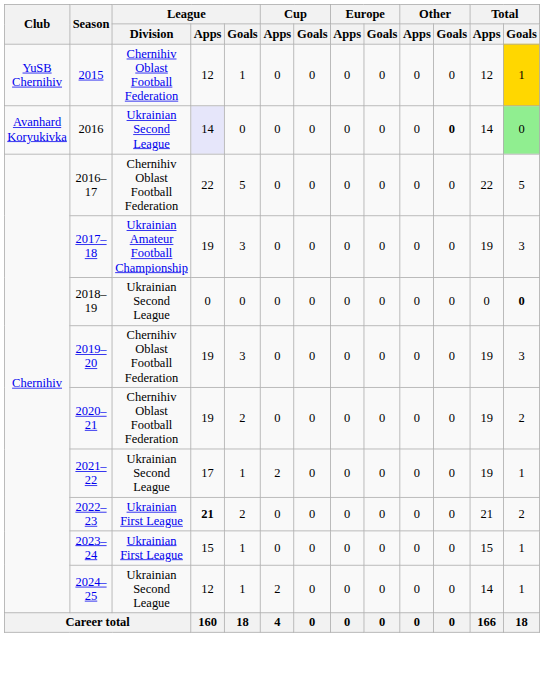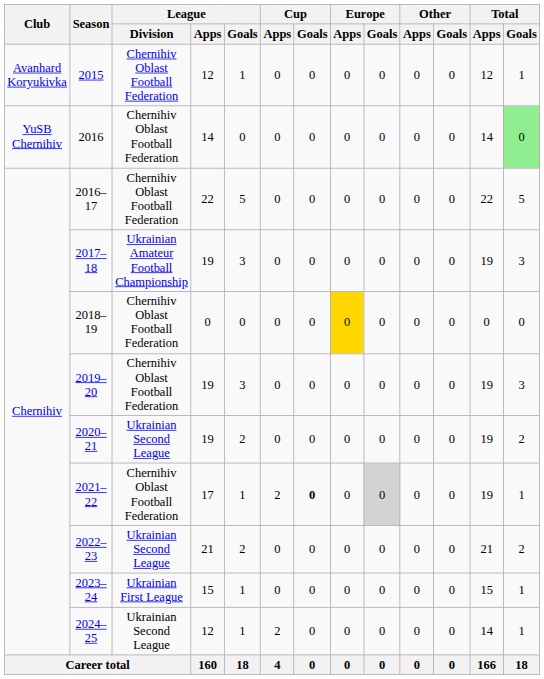(37, 75) YuSB Chernihiv -> (37, 75) Avanhard Koryukivka
(522, 75) gold background -> (522, 75) no background
(37, 129) Avanhard Koryukivka -> (37, 136) YuSB Chernihiv
(152, 129) Ukrainian Second League -> (152, 136) Chernihiv Oblast Football Federation
(208, 129) lavender background -> (208, 136) no background
(452, 129) bold -> (452, 136) normal
(152, 301) Ukrainian Second League -> (152, 322) Chernihiv Oblast Football Federation
(347, 301) no background -> (347, 322) gold background
(522, 301) bold -> (522, 322) normal
(152, 418) Chernihiv Oblast Football Federation -> (152, 439) Ukrainian Second League
(152, 473) Ukrainian Second League -> (152, 494) Chernihiv Oblast Football Federation
(312, 473) normal -> (312, 494) bold
(382, 473) no background -> (382, 494) lightgrey background
(152, 514) Ukrainian First League -> (152, 549) Ukrainian Second League
(208, 514) bold -> (208, 549) normal
